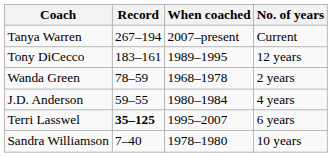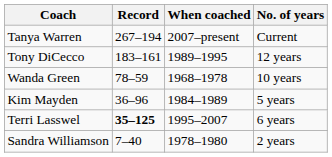(276, 78) 2 years -> (279, 78) 10 years
- row: (45, 99)
+ row: (43, 99)
(279, 141) 10 years -> (276, 141) 2 years
